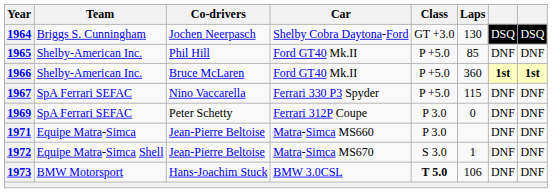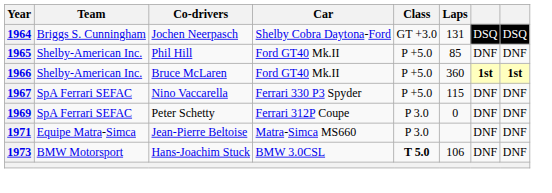(473, 34) 130 -> (455, 34) 131
- row: (19, 152)
